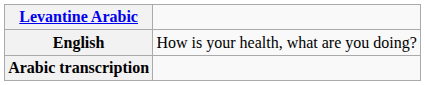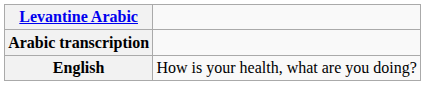rows swapped: (79, 67) <-> (79, 42)
